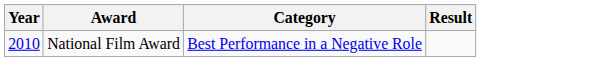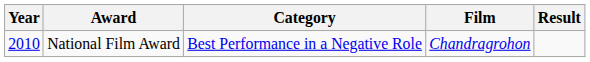+ column: (480, 17)
